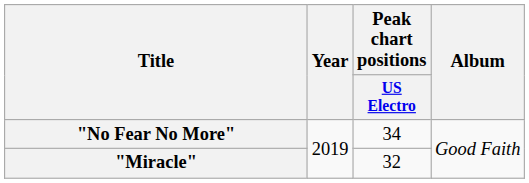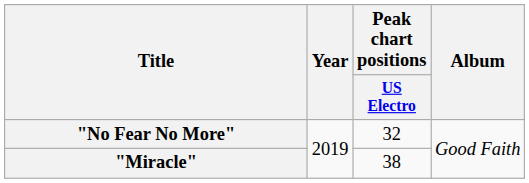(392, 133) 34 -> (392, 133) 32
(392, 163) 32 -> (392, 163) 38
